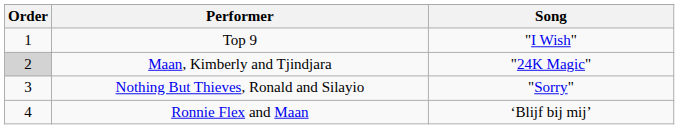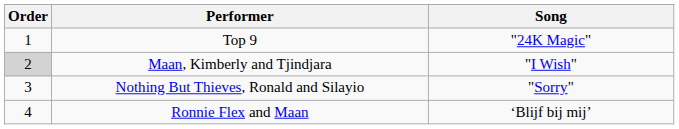(551, 40) "I Wish" -> (551, 40) "24K Magic"
(551, 64) "24K Magic" -> (551, 64) "I Wish"
